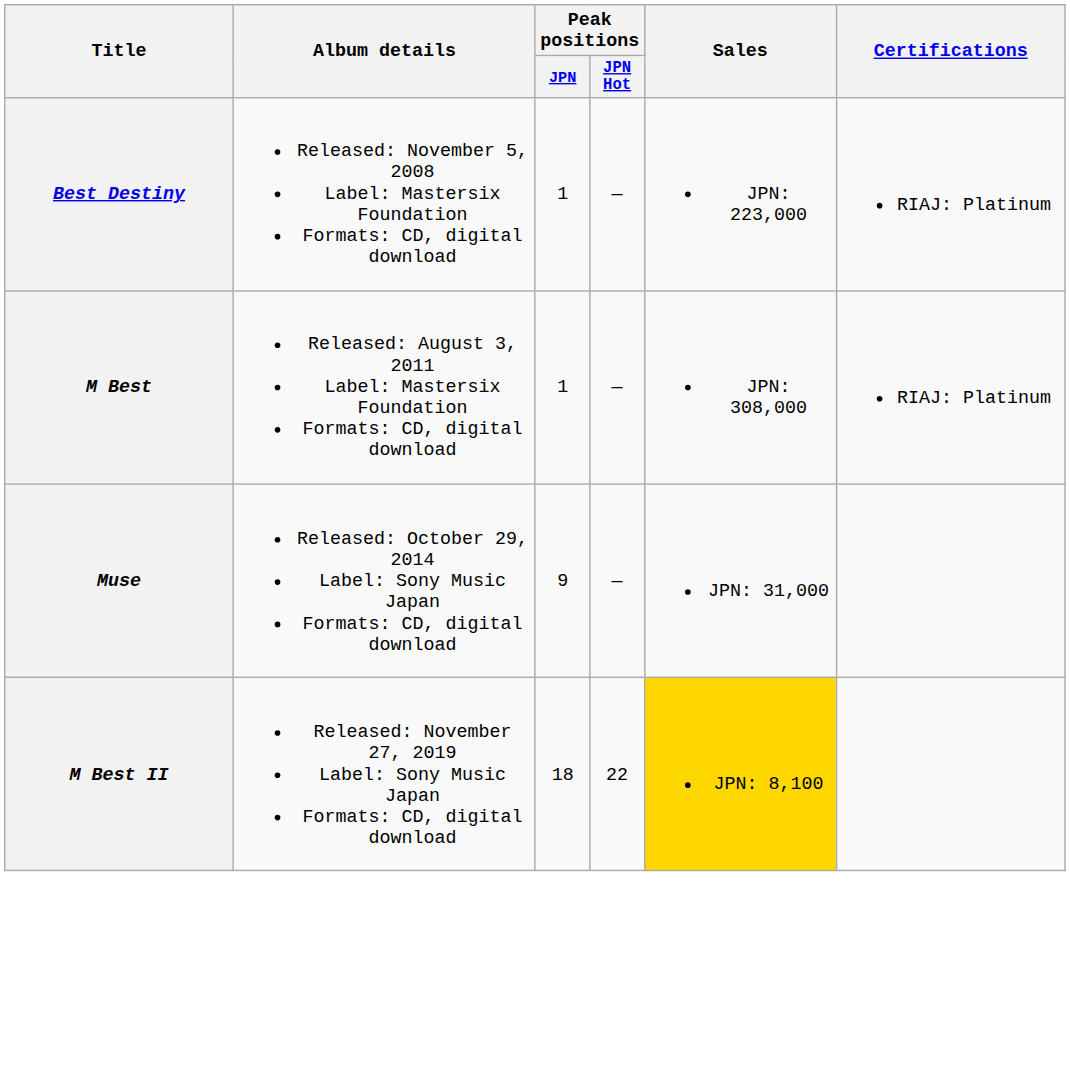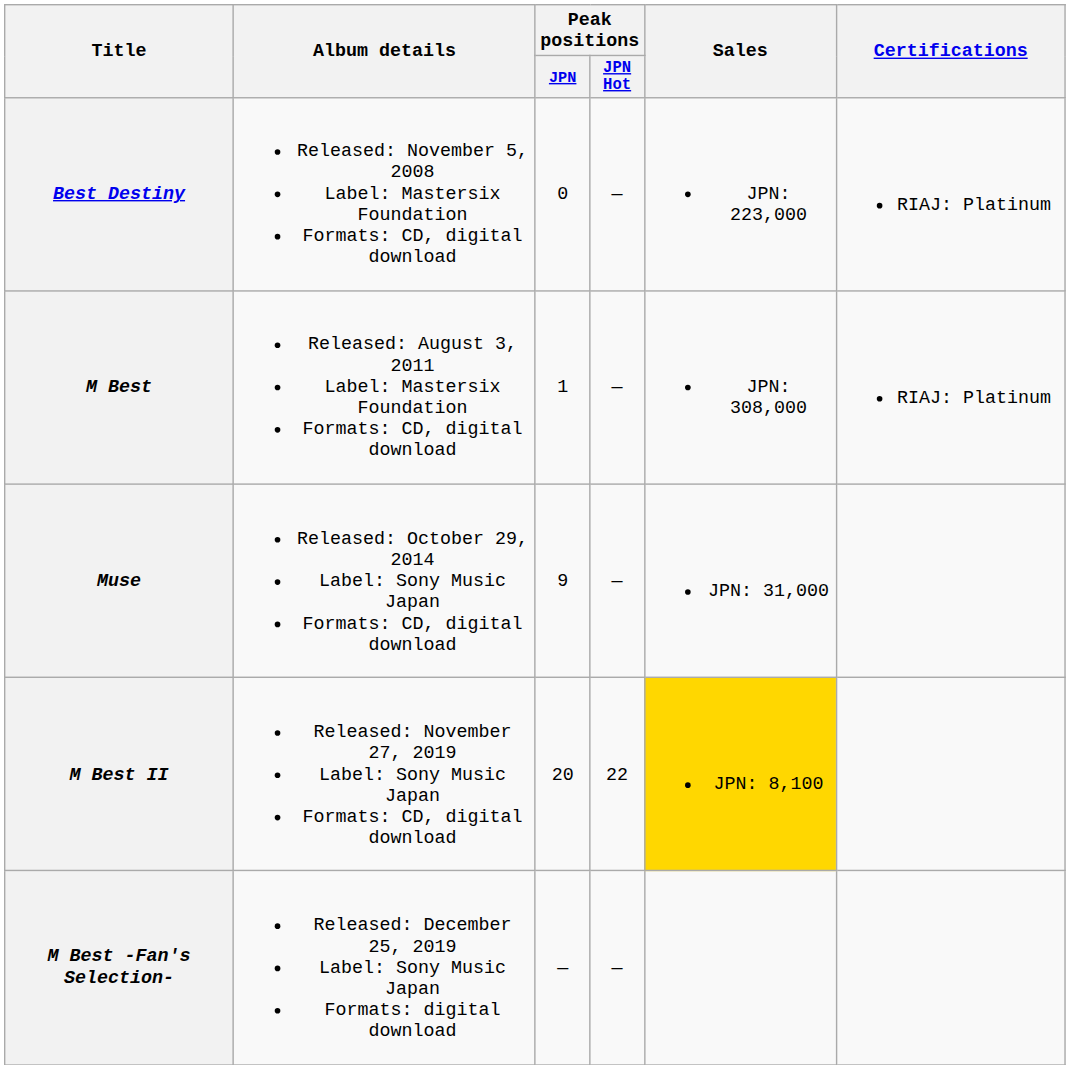(563, 194) 1 -> (563, 194) 0
(563, 774) 18 -> (563, 774) 20
+ row: (119, 968)
